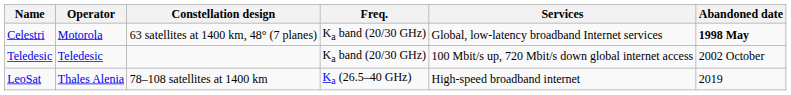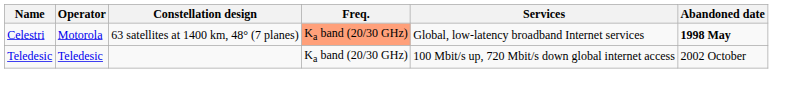(374, 34) no background -> (356, 34) lightsalmon background
- row: (24, 78)
